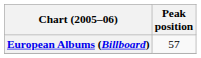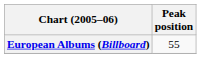(174, 44) 57 -> (174, 44) 55
